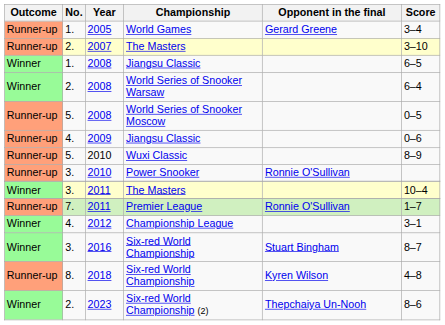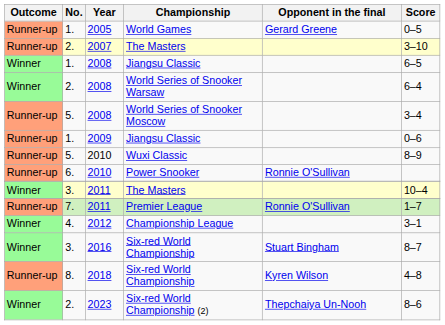(413, 30) 3–4 -> (413, 30) 0–5
(413, 116) 0–5 -> (413, 116) 3–4
(70, 139) 4. -> (70, 139) 1.
(70, 173) 3. -> (70, 173) 6.
